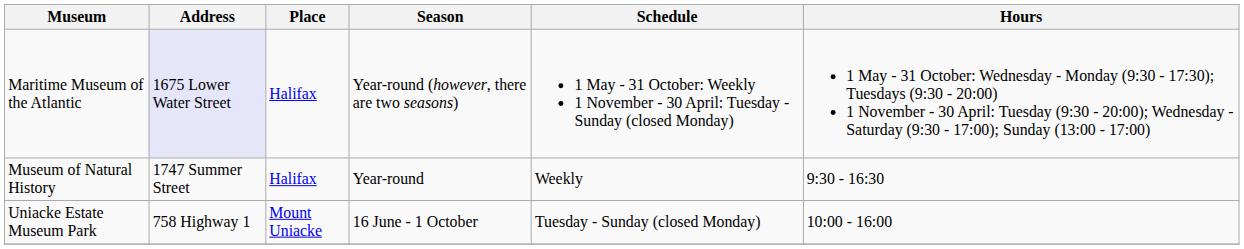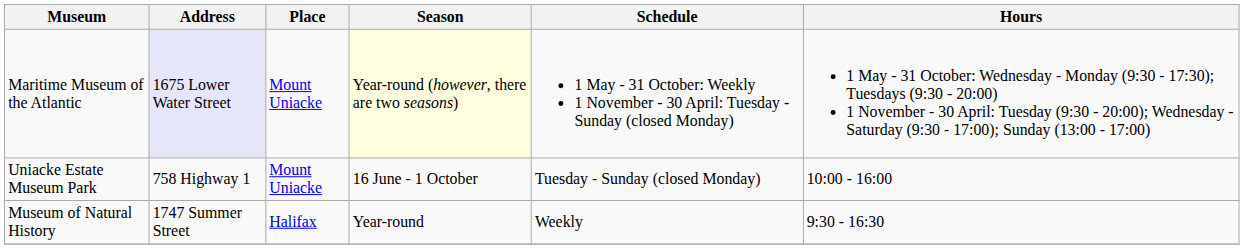(293, 93) Halifax -> (296, 93) Mount Uniacke
(440, 93) no background -> (440, 93) lightyellow background
rows swapped: (70, 179) <-> (56, 222)
